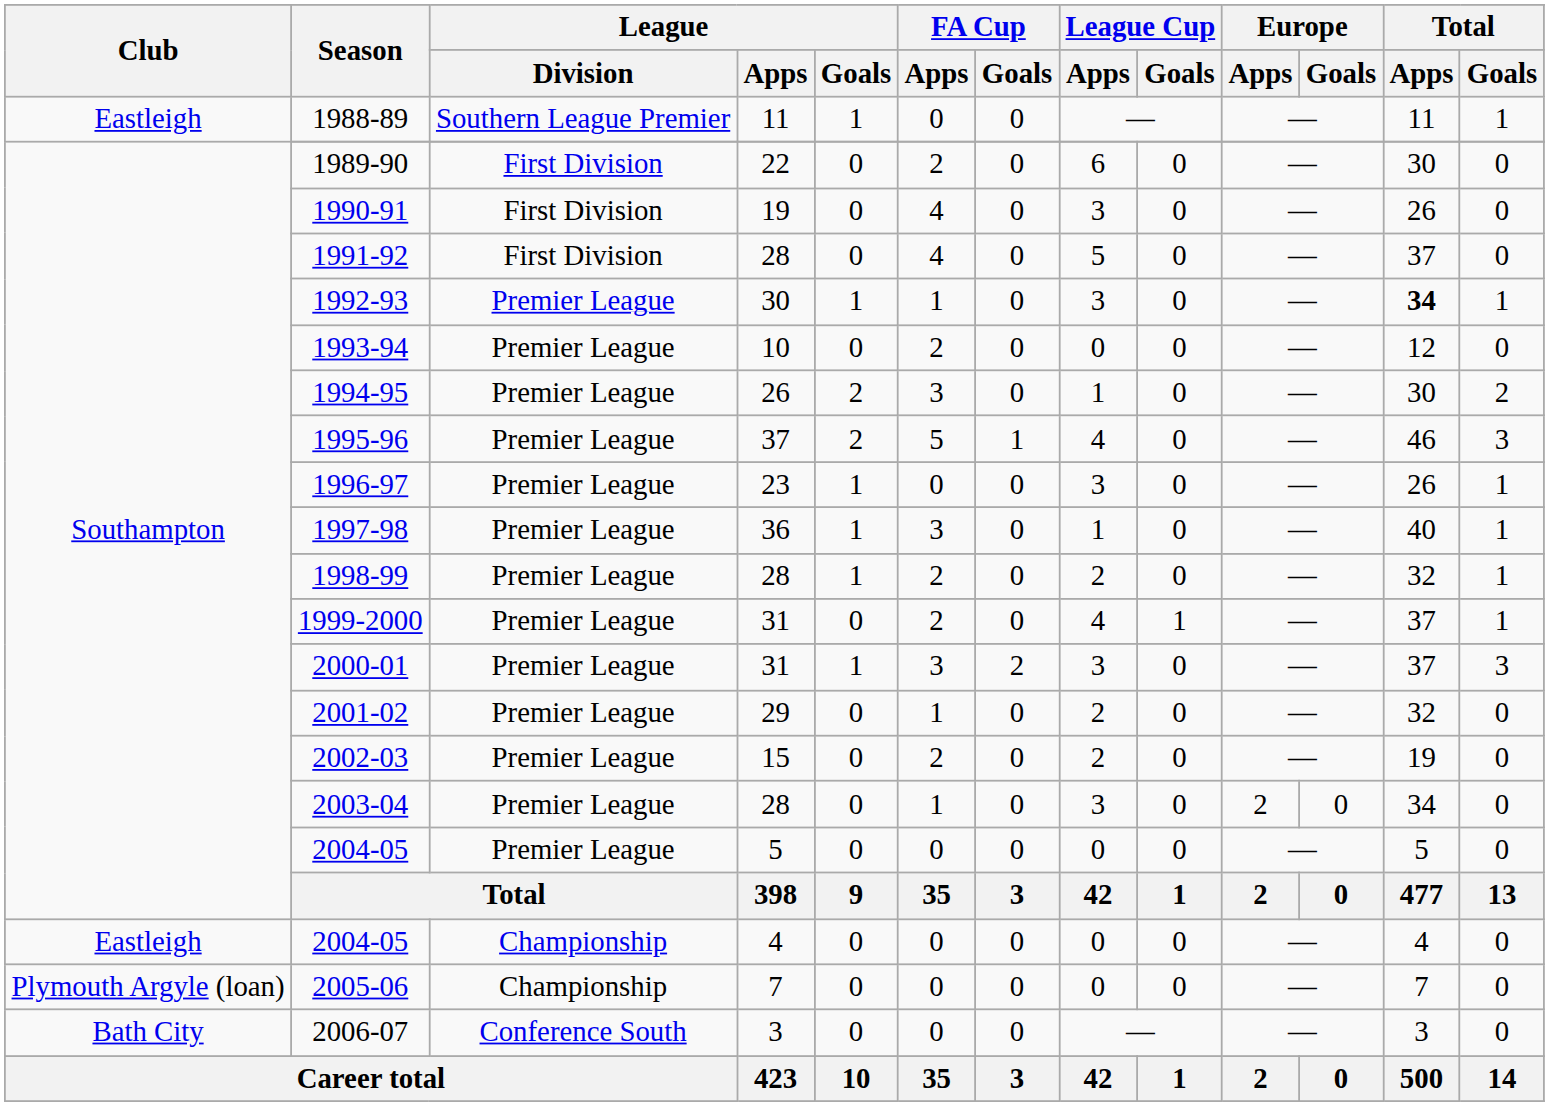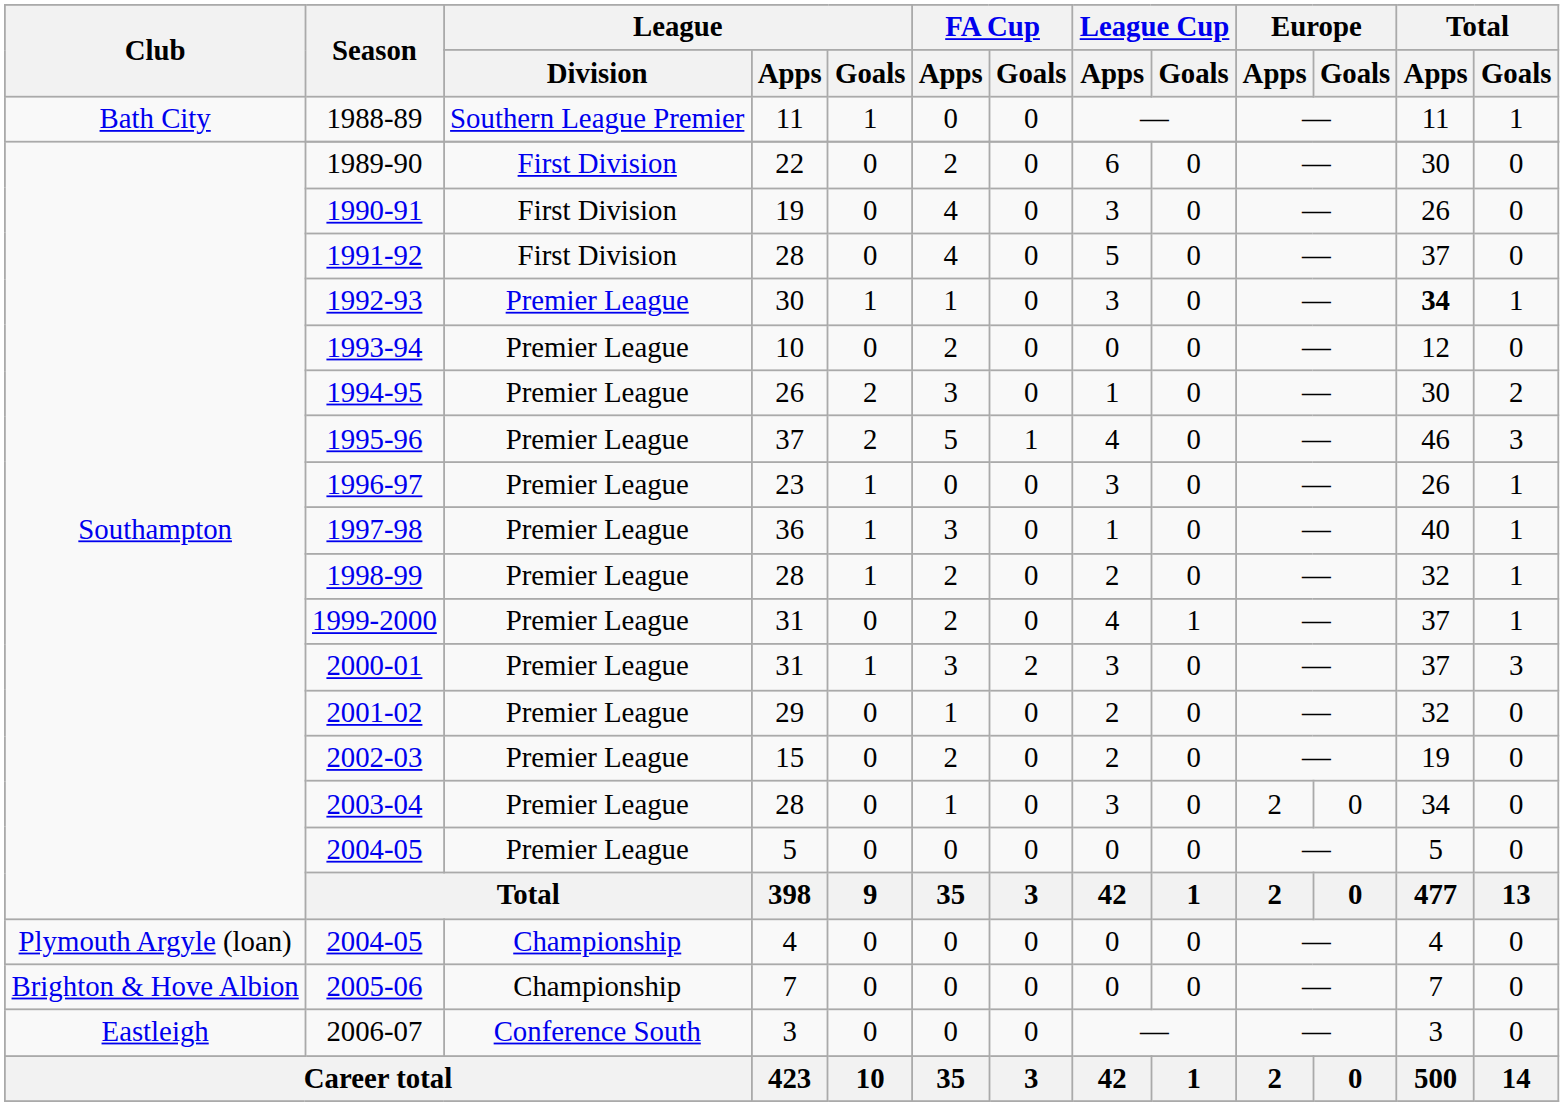(148, 118) Eastleigh -> (155, 118) Bath City
(148, 940) Eastleigh -> (155, 940) Plymouth Argyle (loan)
(148, 986) Plymouth Argyle (loan) -> (155, 986) Brighton & Hove Albion
(148, 1032) Bath City -> (155, 1032) Eastleigh
